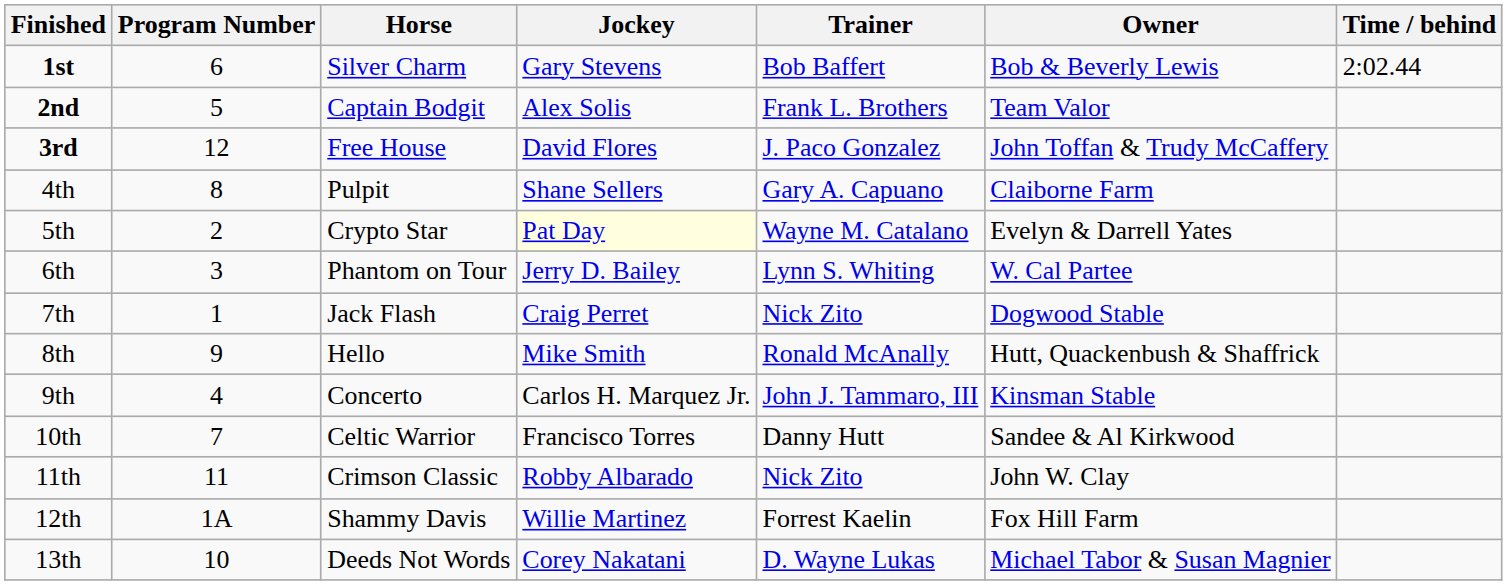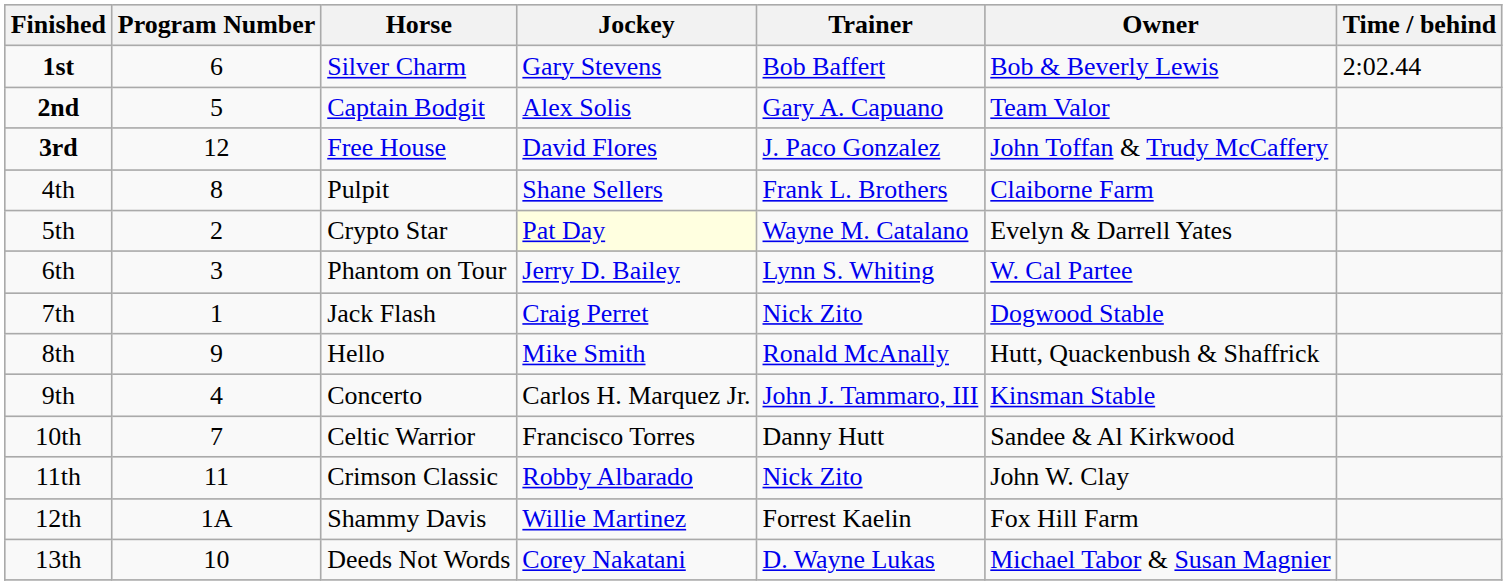(855, 107) Frank L. Brothers -> (853, 107) Gary A. Capuano
(853, 189) Gary A. Capuano -> (855, 189) Frank L. Brothers
